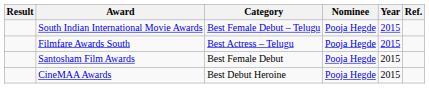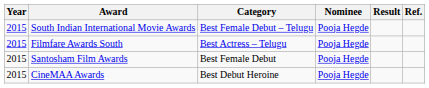columns swapped: (390, 12) <-> (20, 12)
